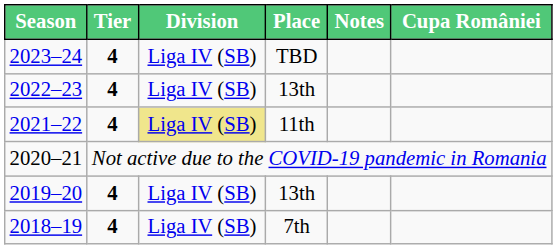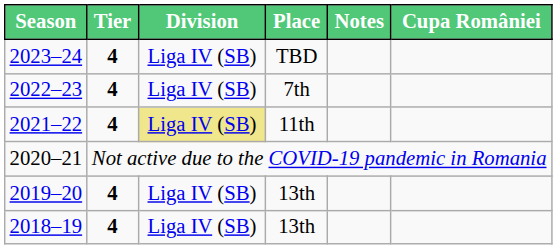(297, 90) 13th -> (297, 90) 7th
(297, 227) 7th -> (297, 227) 13th
